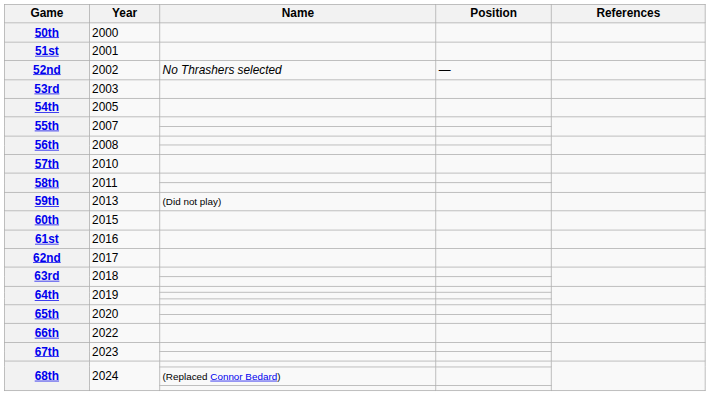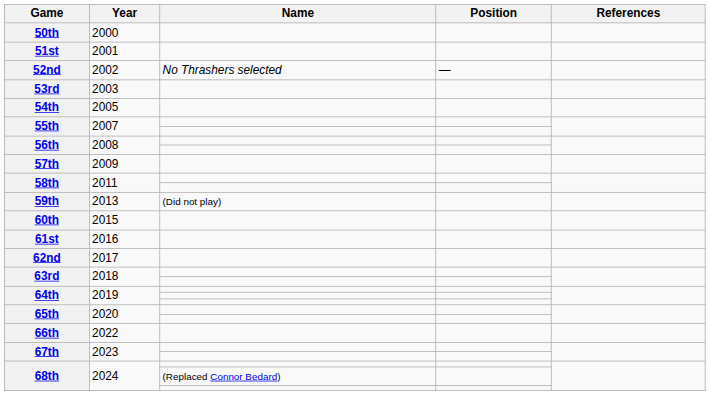(105, 164) 2010 -> (105, 164) 2009
